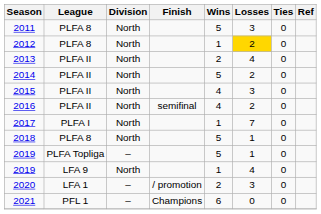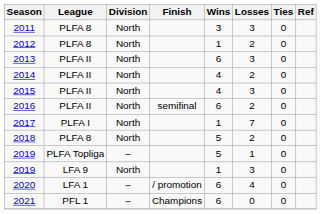(218, 28) 5 -> (218, 28) 3
(252, 43) gold background -> (252, 43) no background
(218, 59) 2 -> (218, 59) 6
(252, 59) 4 -> (252, 59) 3
(218, 75) 5 -> (218, 75) 4
(218, 106) 4 -> (218, 106) 6
(252, 138) 1 -> (252, 138) 2
(252, 169) 4 -> (252, 169) 3
(218, 185) 2 -> (218, 185) 6
(252, 185) 3 -> (252, 185) 4
